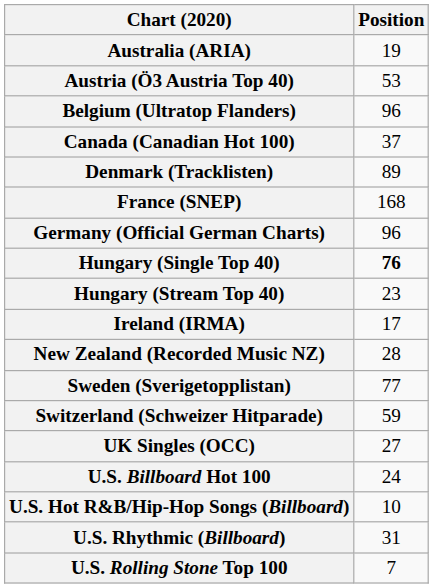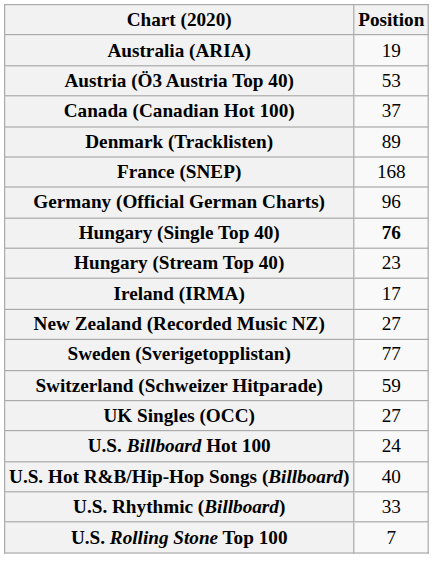- row: (179, 111)
(391, 354) 28 -> (391, 324) 27
(391, 506) 10 -> (391, 476) 40
(391, 537) 31 -> (391, 506) 33
